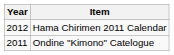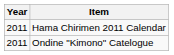(17, 27) 2012 -> (17, 27) 2011
